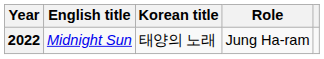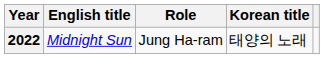columns swapped: (179, 16) <-> (267, 16)
